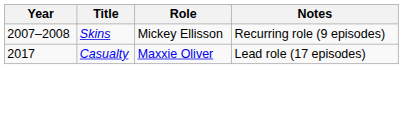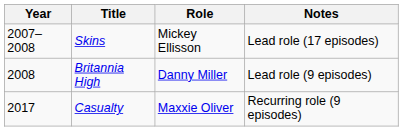(310, 34) Recurring role (9 episodes) -> (313, 41) Lead role (17 episodes)
+ row: (99, 75)
(300, 53) Lead role (17 episodes) -> (294, 108) Recurring role (9 episodes)
